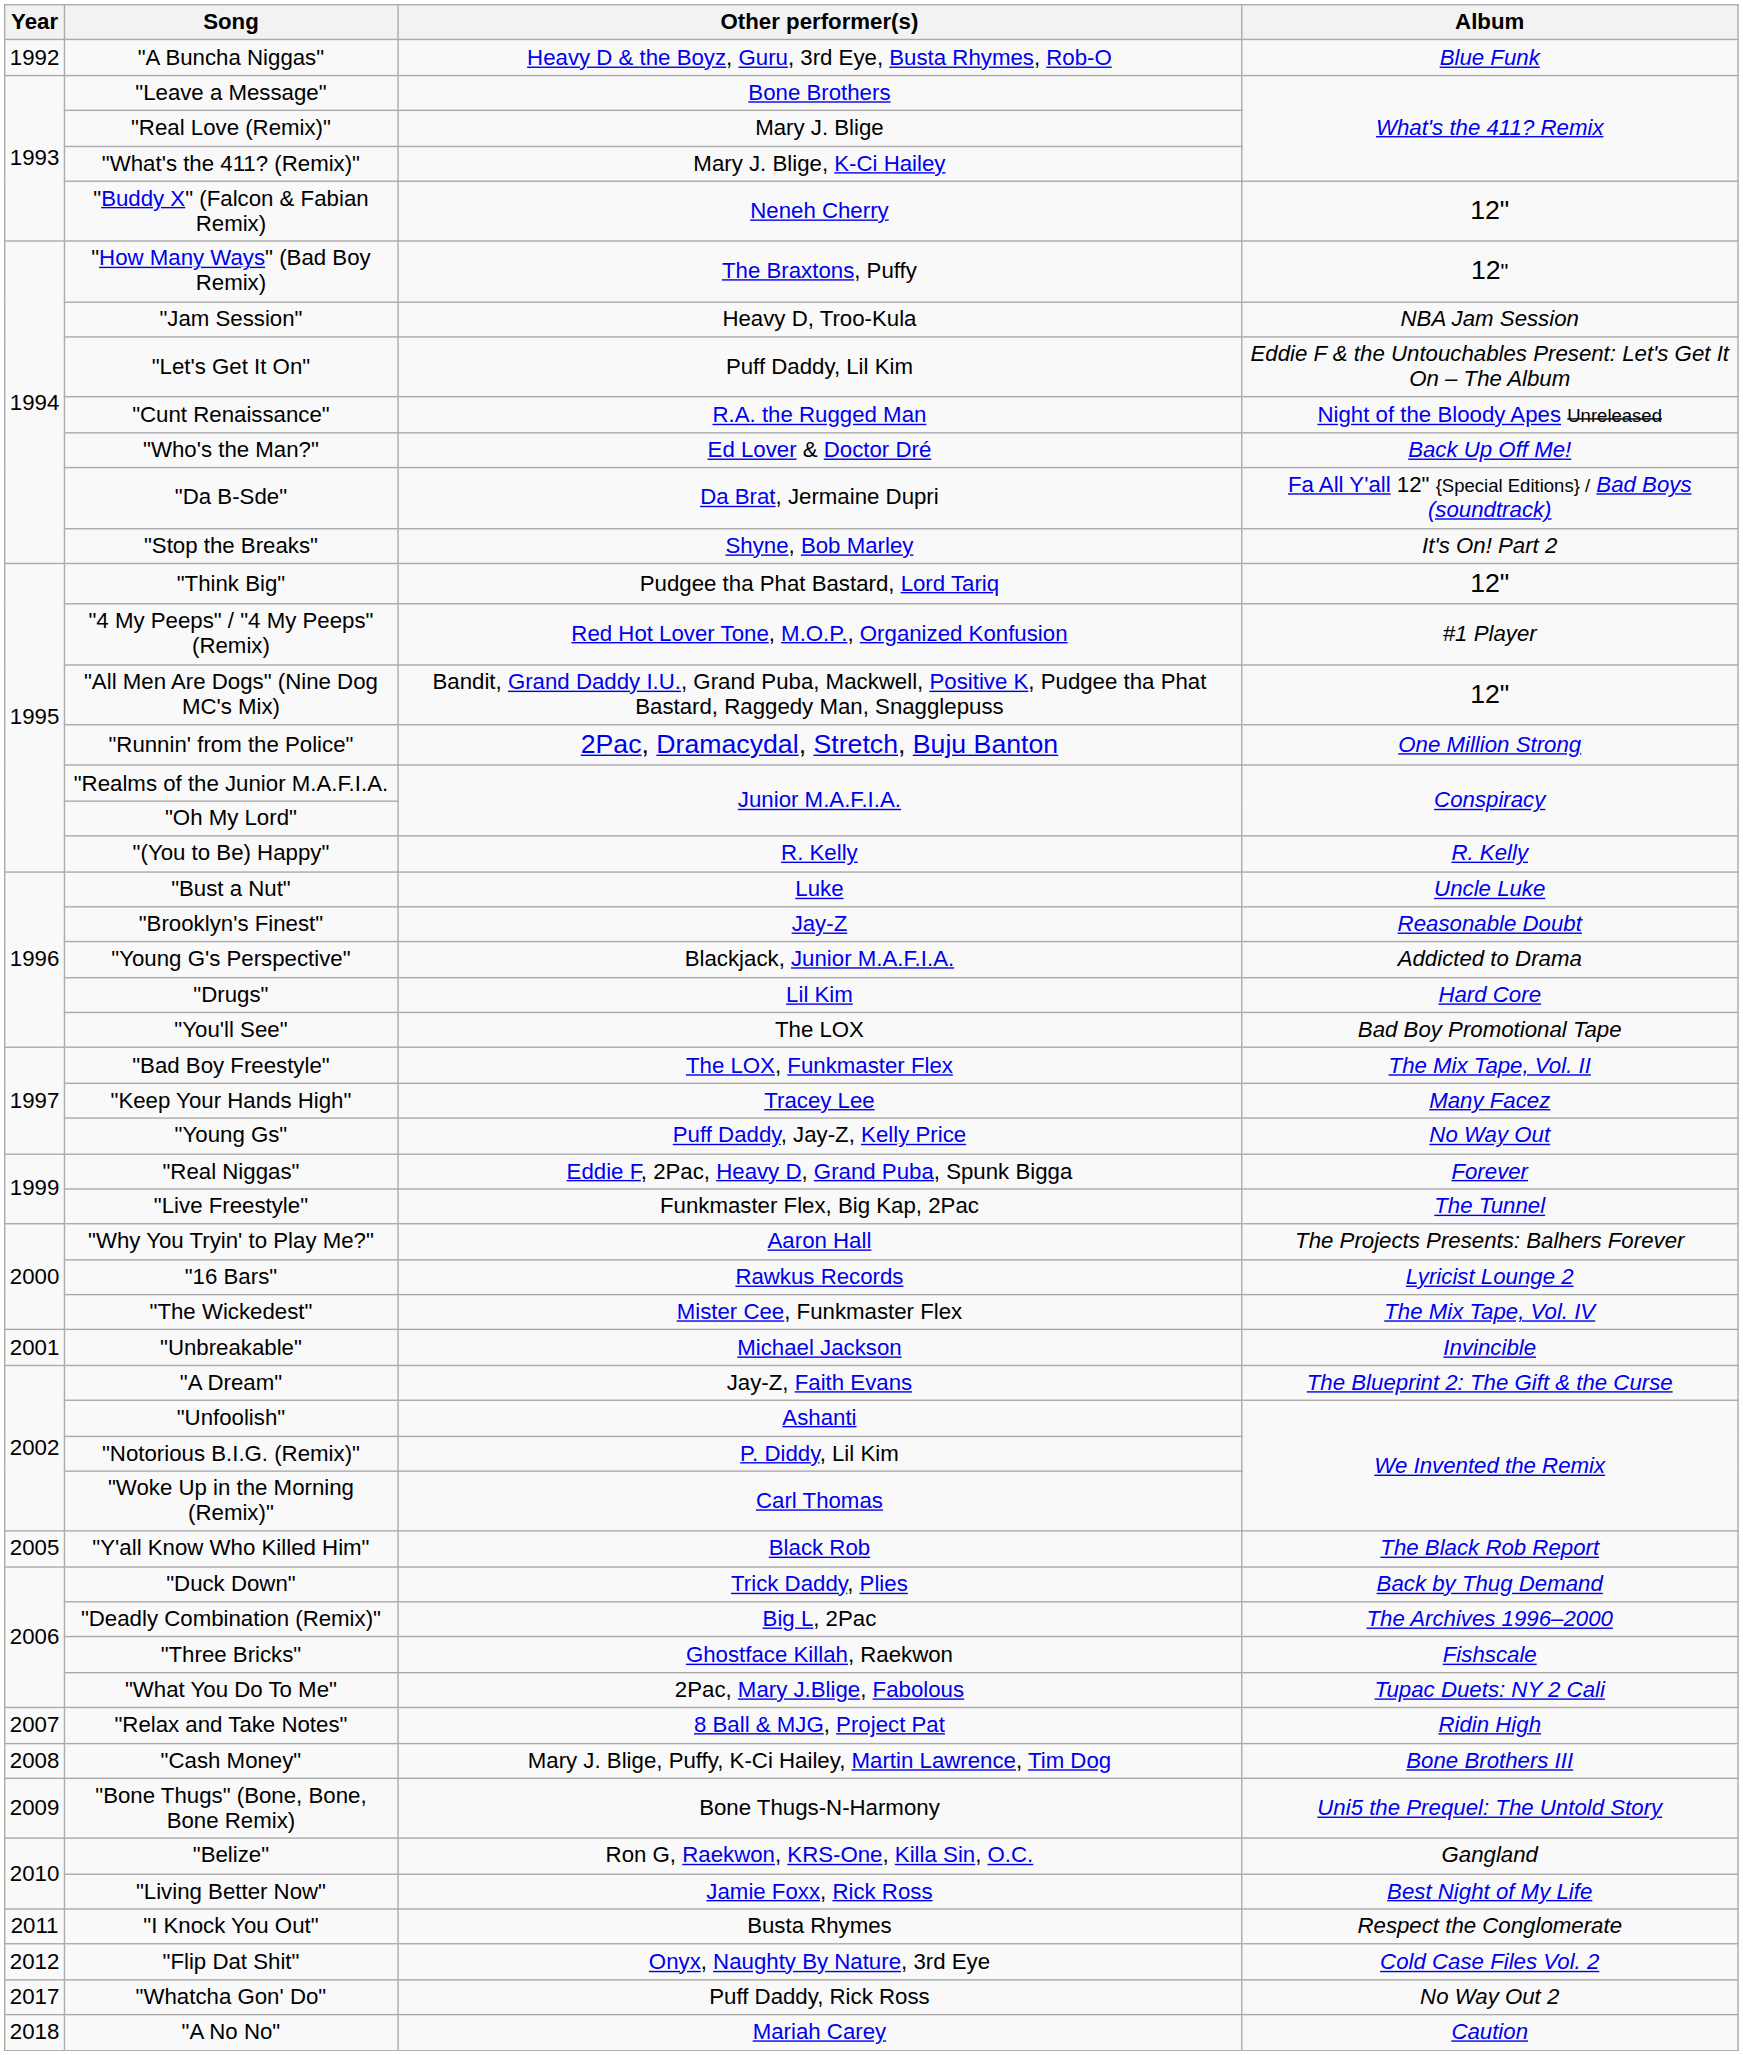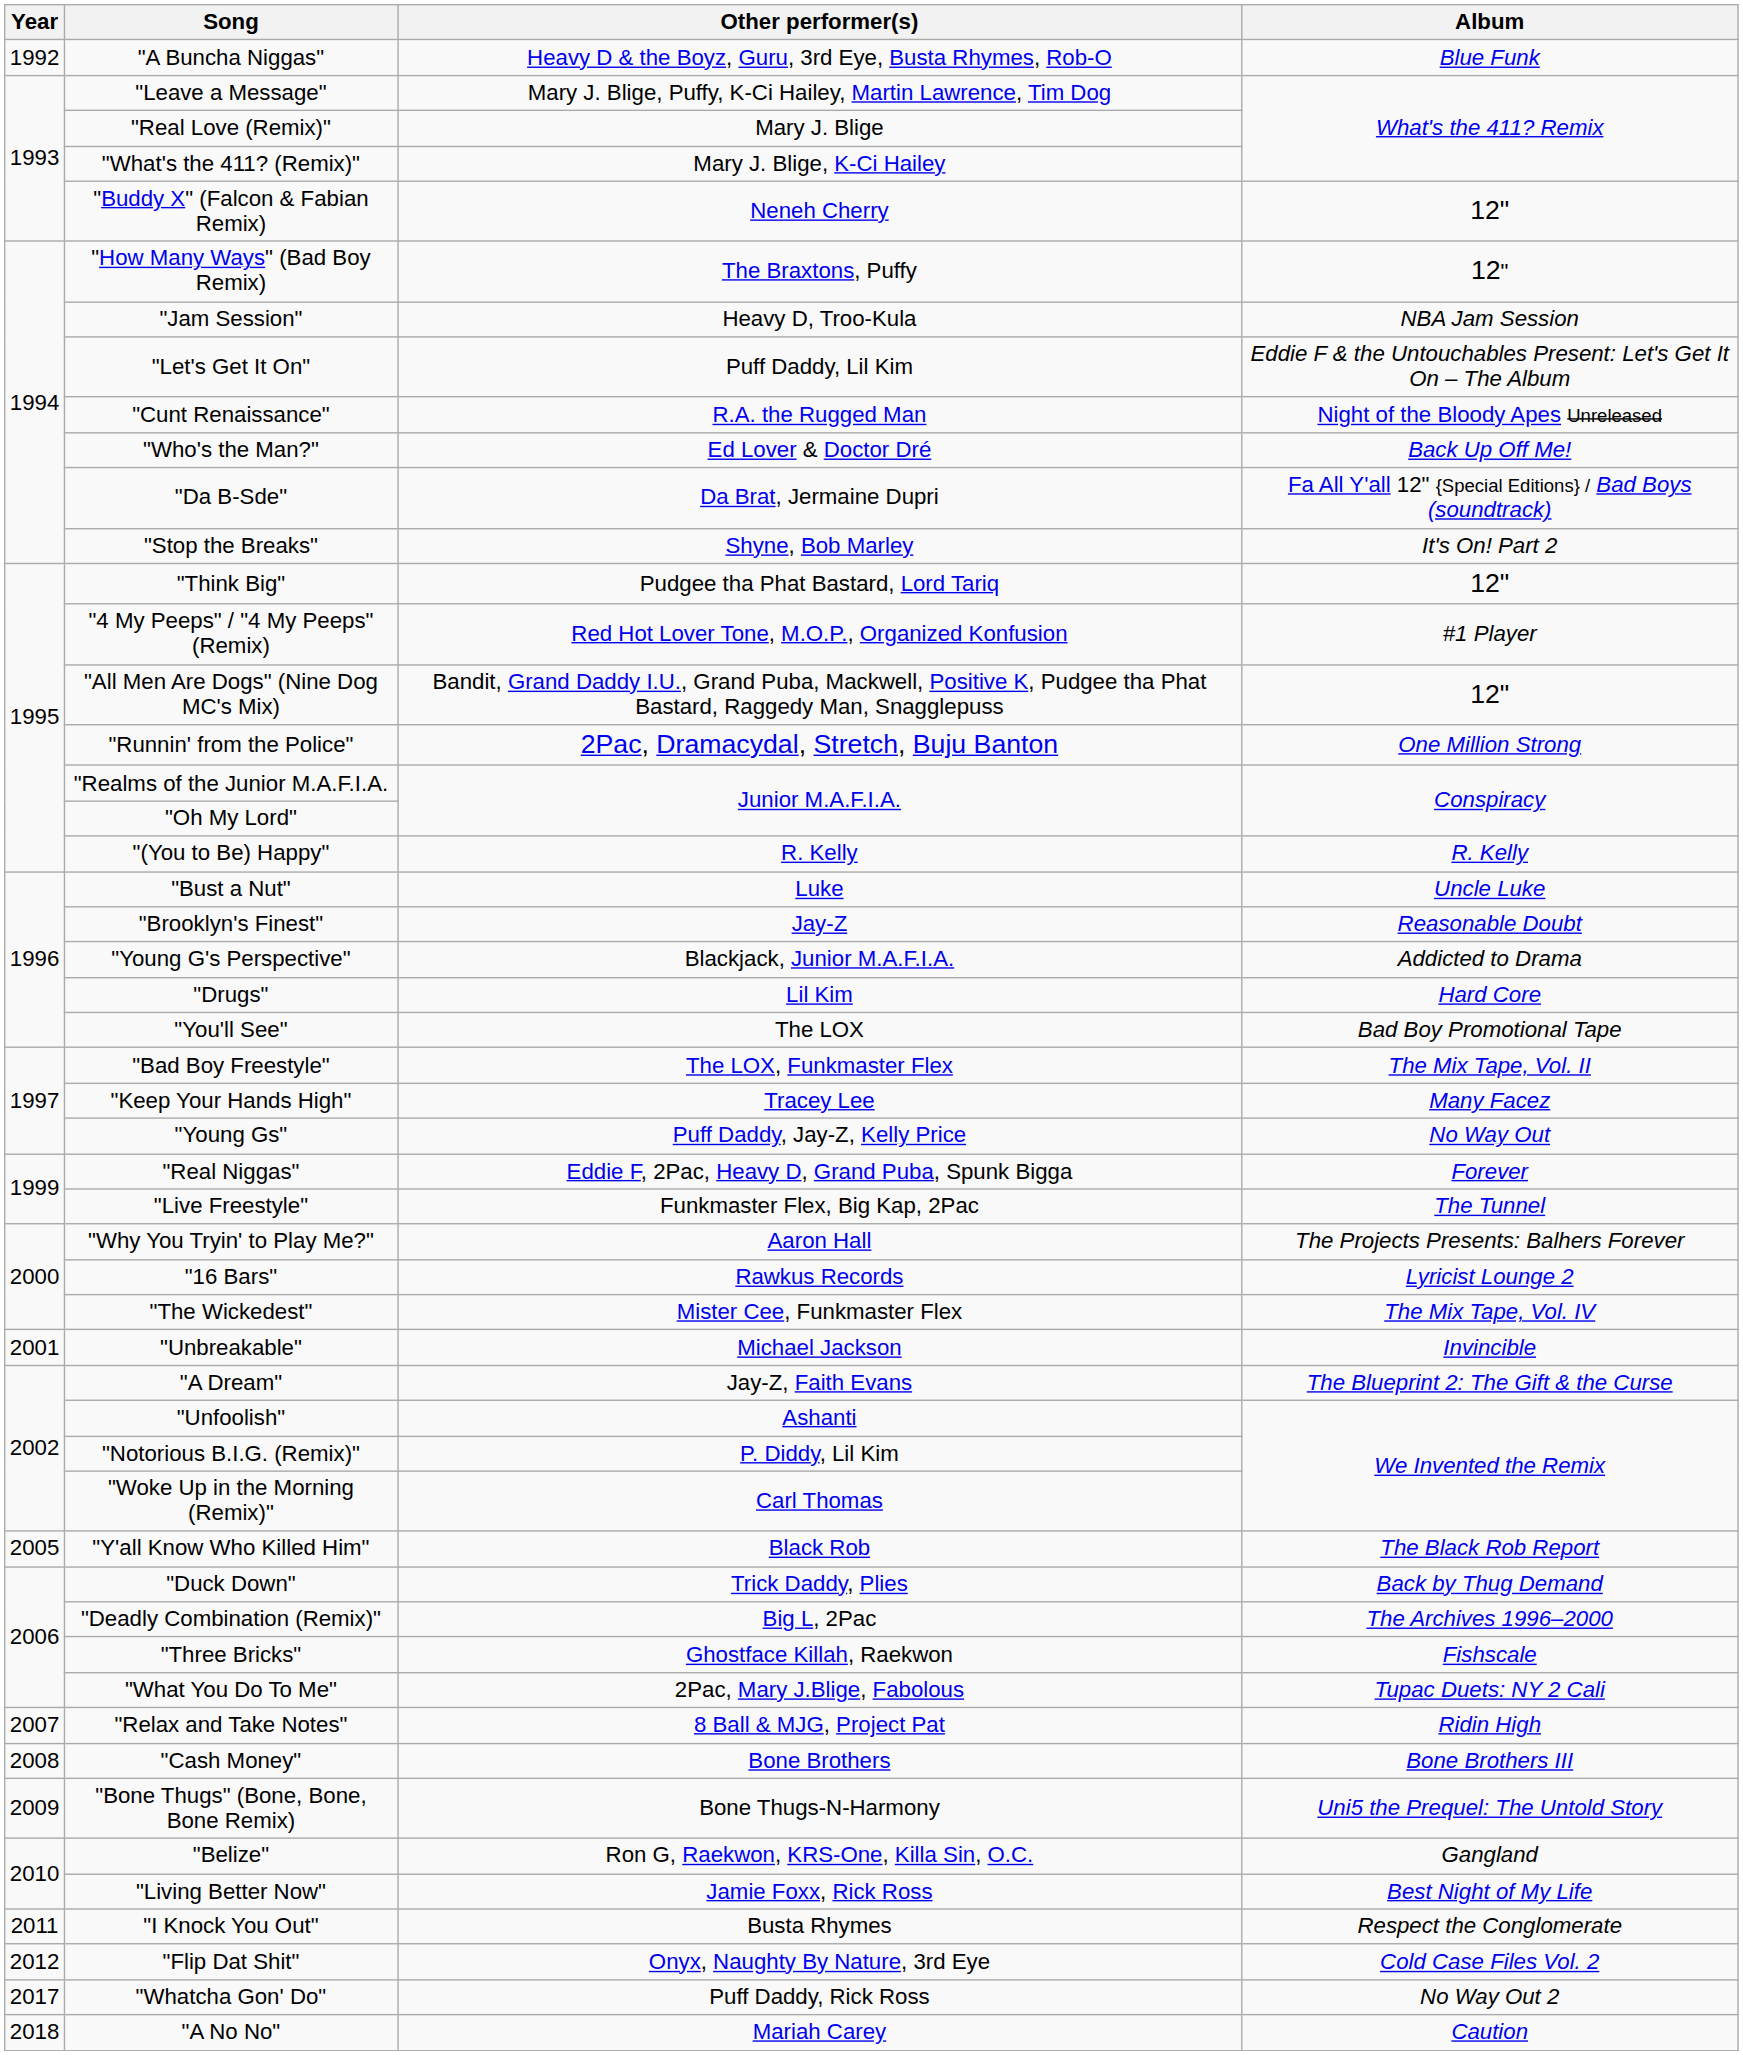(819, 92) Bone Brothers -> (819, 92) Mary J. Blige, Puffy, K-Ci Hailey, Martin Lawrence, Tim Dog
(819, 1760) Mary J. Blige, Puffy, K-Ci Hailey, Martin Lawrence, Tim Dog -> (819, 1760) Bone Brothers
